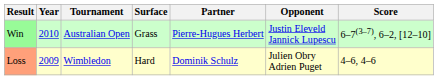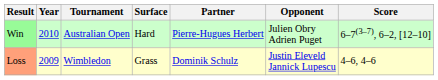(146, 34) Grass -> (145, 34) Hard
(302, 34) Justin Eleveld Jannick Lupescu -> (295, 34) Julien Obry Adrien Puget
(145, 61) Hard -> (146, 61) Grass
(295, 61) Julien Obry Adrien Puget -> (302, 61) Justin Eleveld Jannick Lupescu
